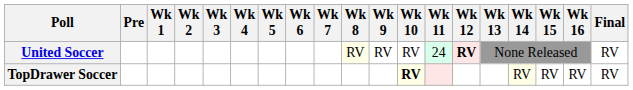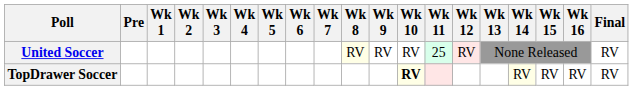(439, 52) 24 -> (439, 52) 25
(466, 52) bold -> (466, 52) normal
